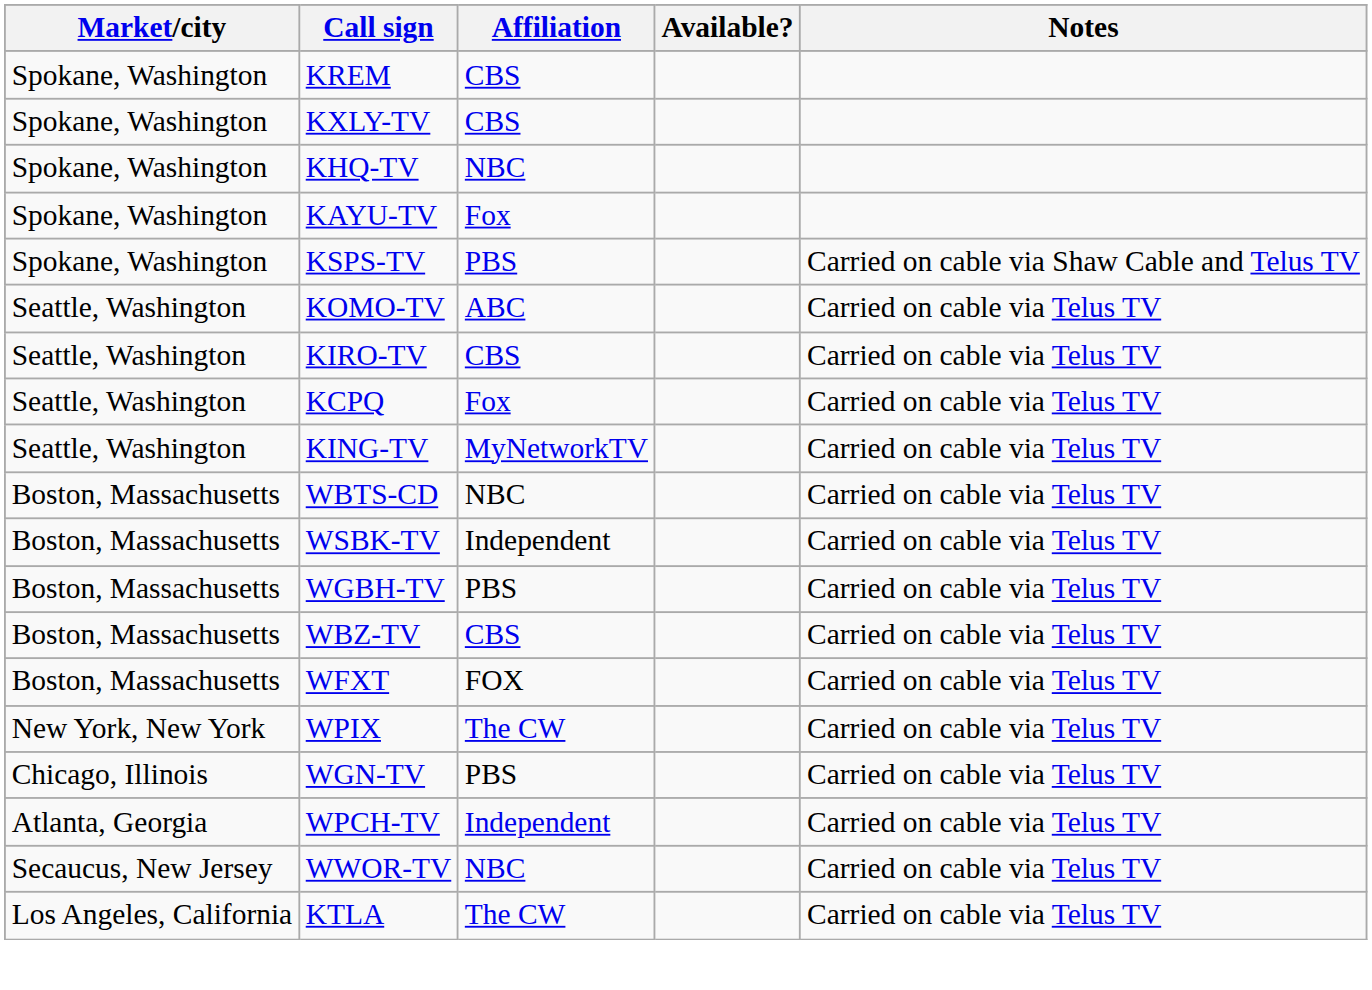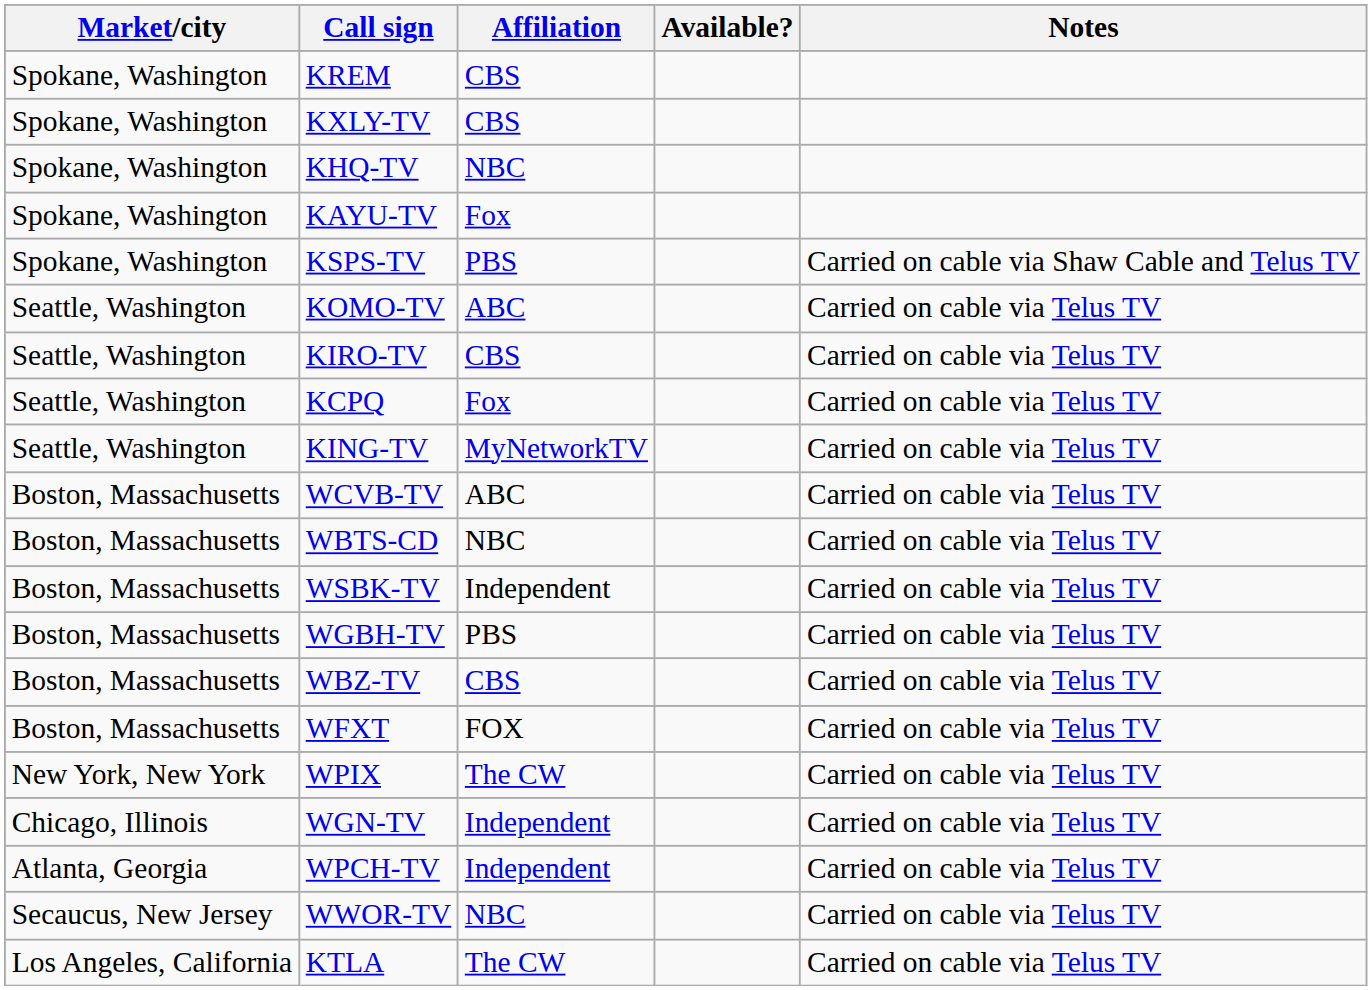+ row: (374, 494)
(491, 774) PBS -> (538, 821) Independent
